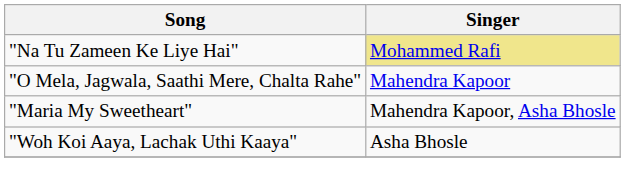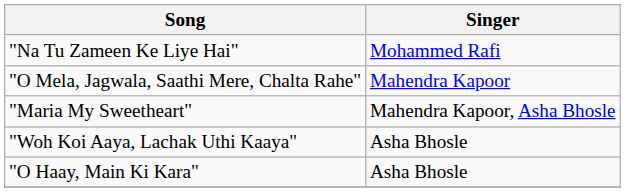(435, 50) khaki background -> (435, 50) no background
+ row: (104, 171)
